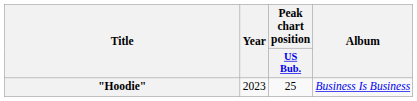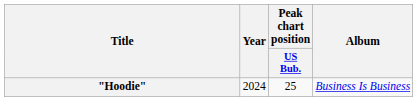(254, 87) 2023 -> (254, 87) 2024
